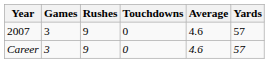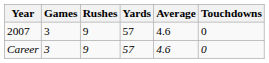columns swapped: (248, 13) <-> (153, 13)
